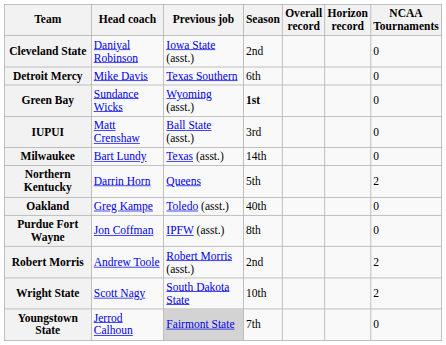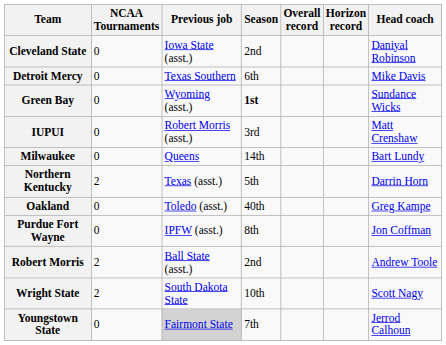columns swapped: (127, 20) <-> (406, 20)
(189, 132) Ball State (asst.) -> (197, 132) Robert Morris (asst.)
(195, 156) Texas (asst.) -> (182, 156) Queens
(184, 181) Queens -> (193, 181) Texas (asst.)
(199, 262) Robert Morris (asst.) -> (187, 262) Ball State (asst.)
